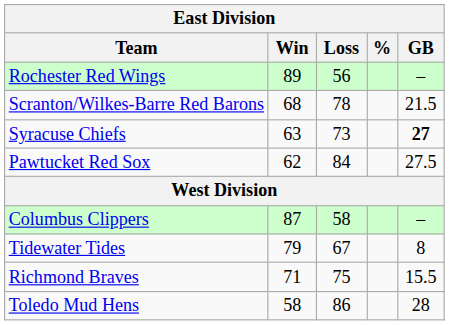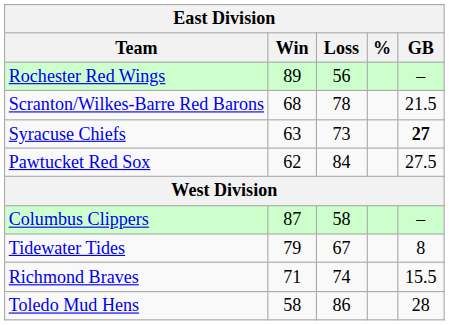(341, 276) 75 -> (341, 276) 74
